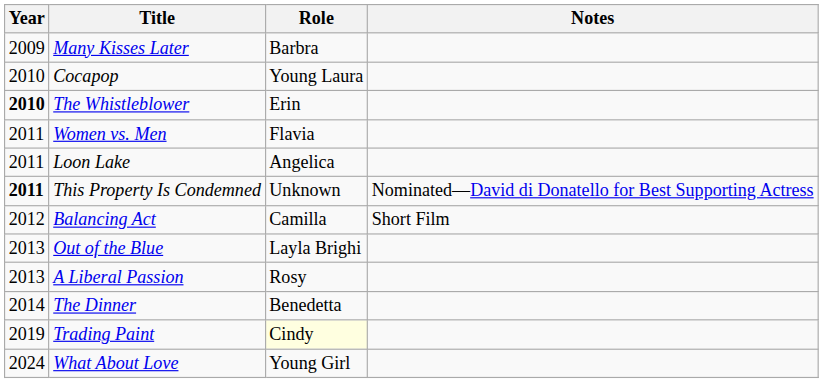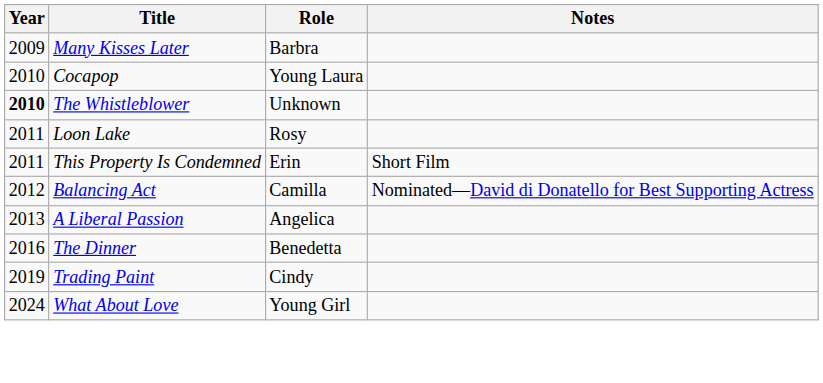(285, 104) Erin -> (305, 104) Unknown
- row: (110, 133)
(302, 162) Angelica -> (288, 133) Rosy
(26, 190) bold -> (26, 162) normal
(305, 190) Unknown -> (285, 162) Erin
(593, 190) Nominated—David di Donatello for Best Supporting Actress -> (411, 162) Short Film
(411, 219) Short Film -> (593, 190) Nominated—David di Donatello for Best Supporting Actress
- row: (108, 248)
(288, 276) Rosy -> (302, 219) Angelica
(27, 305) 2014 -> (27, 248) 2016
(291, 334) lightyellow background -> (291, 276) no background
